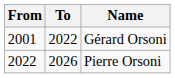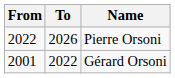rows swapped: (125, 38) <-> (123, 61)
